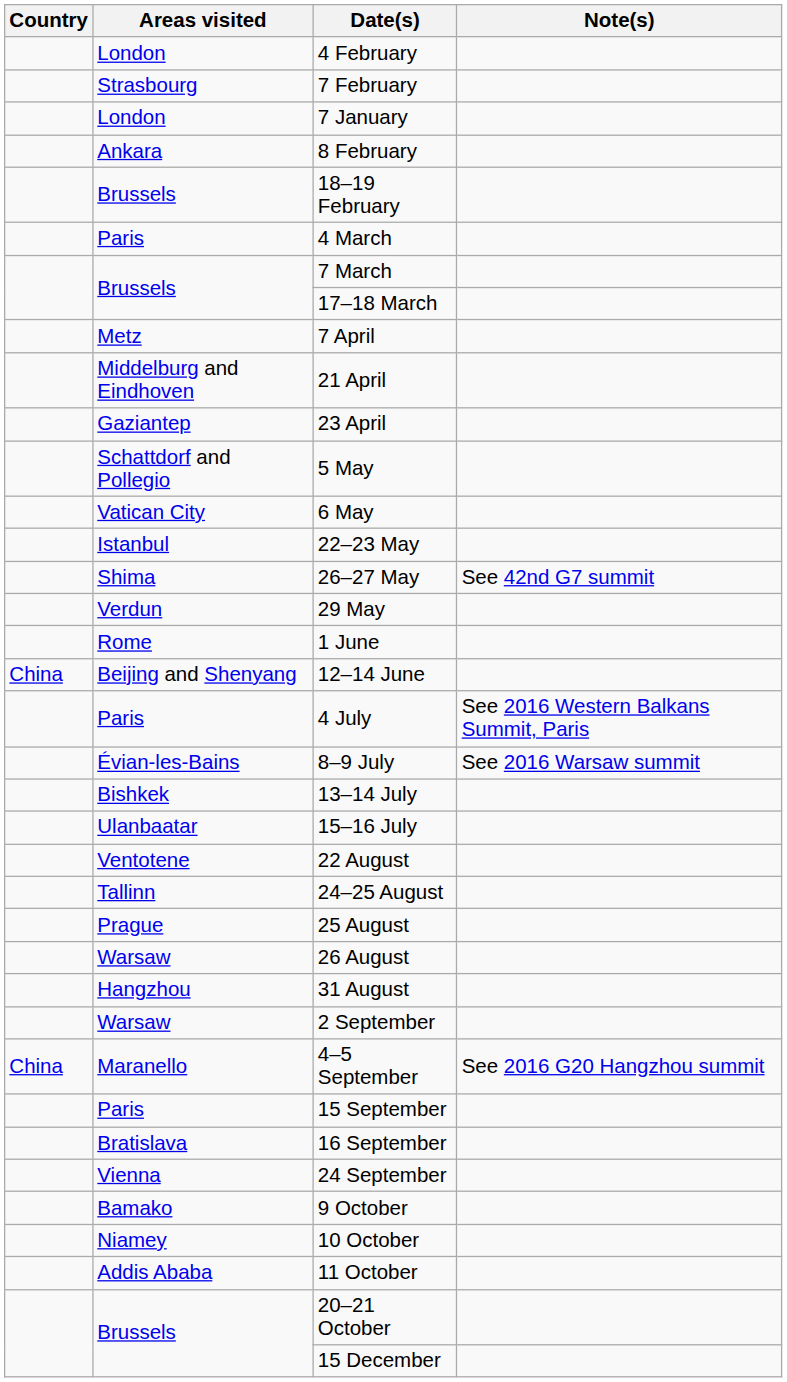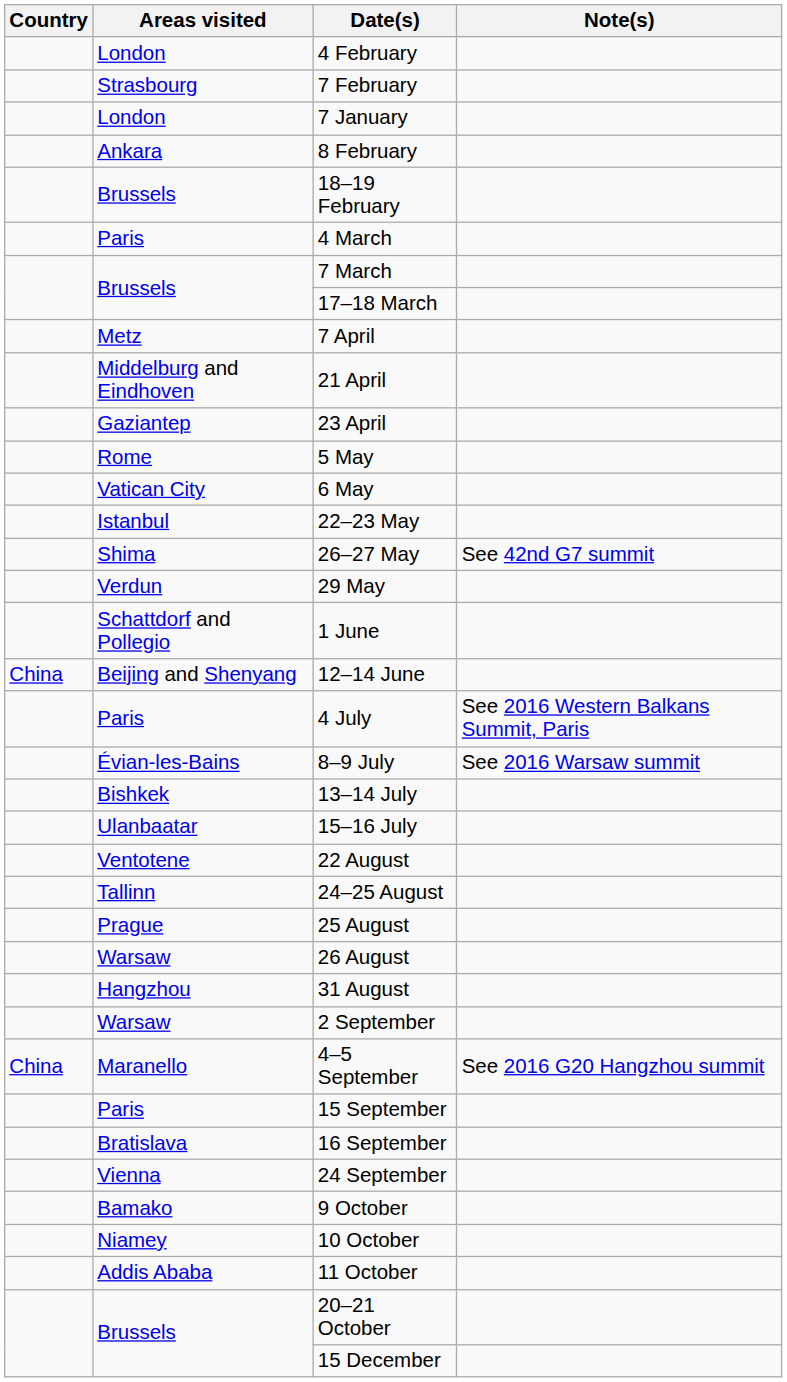(164, 468) Schattdorf and Pollegio -> (125, 456) Rome
(125, 642) Rome -> (164, 630) Schattdorf and Pollegio
